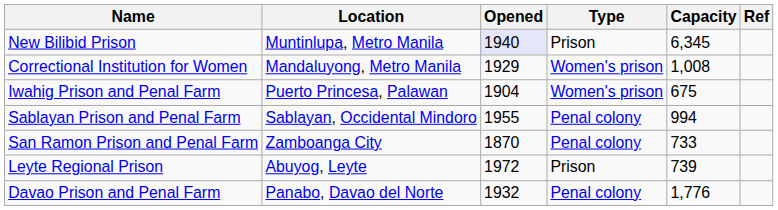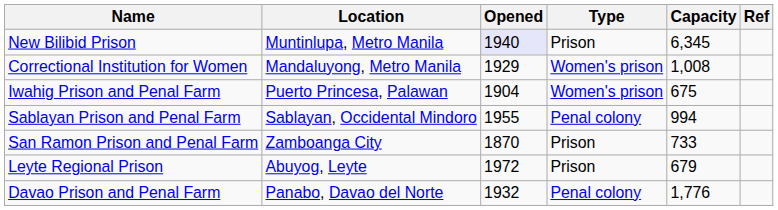(596, 142) Penal colony -> (573, 142) Prison
(684, 167) 739 -> (684, 167) 679
